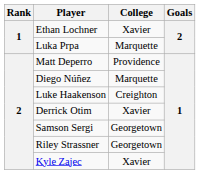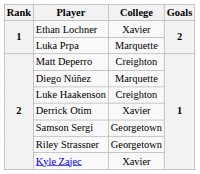(136, 62) Providence -> (136, 62) Creighton
